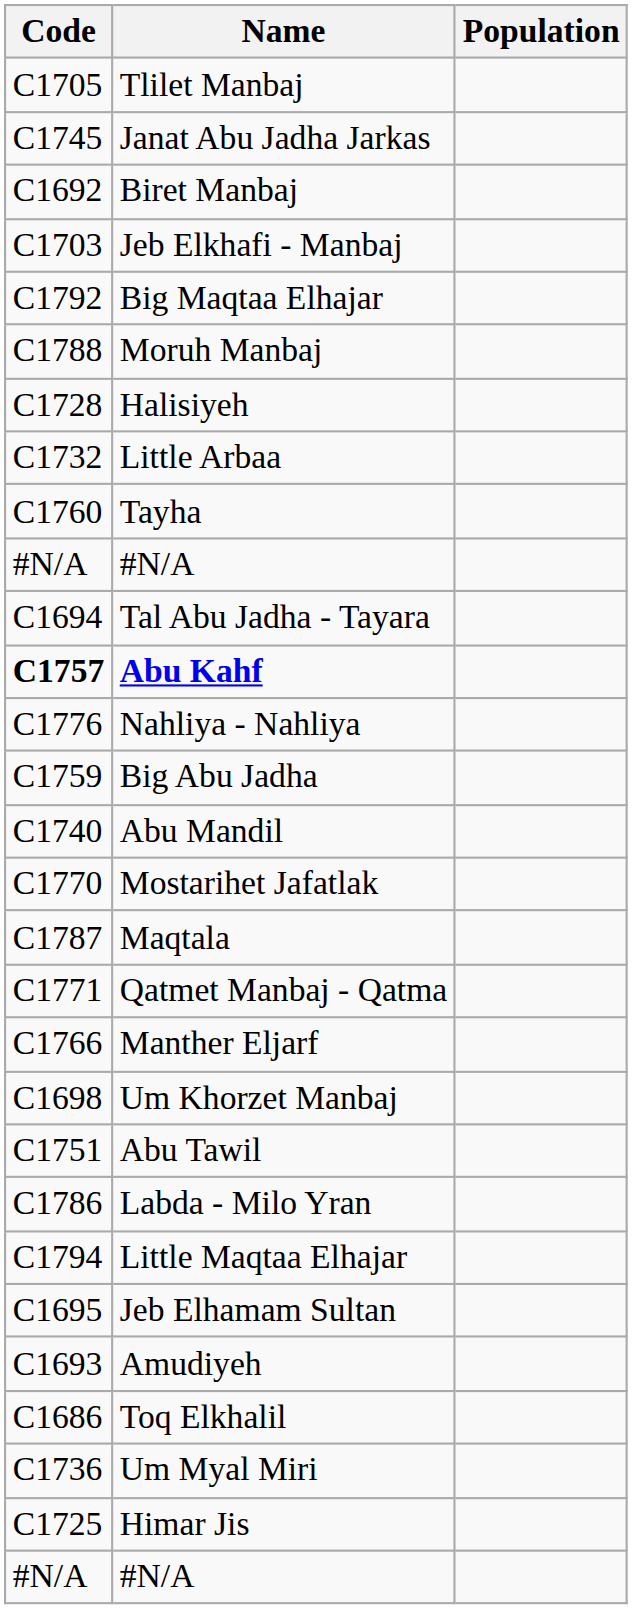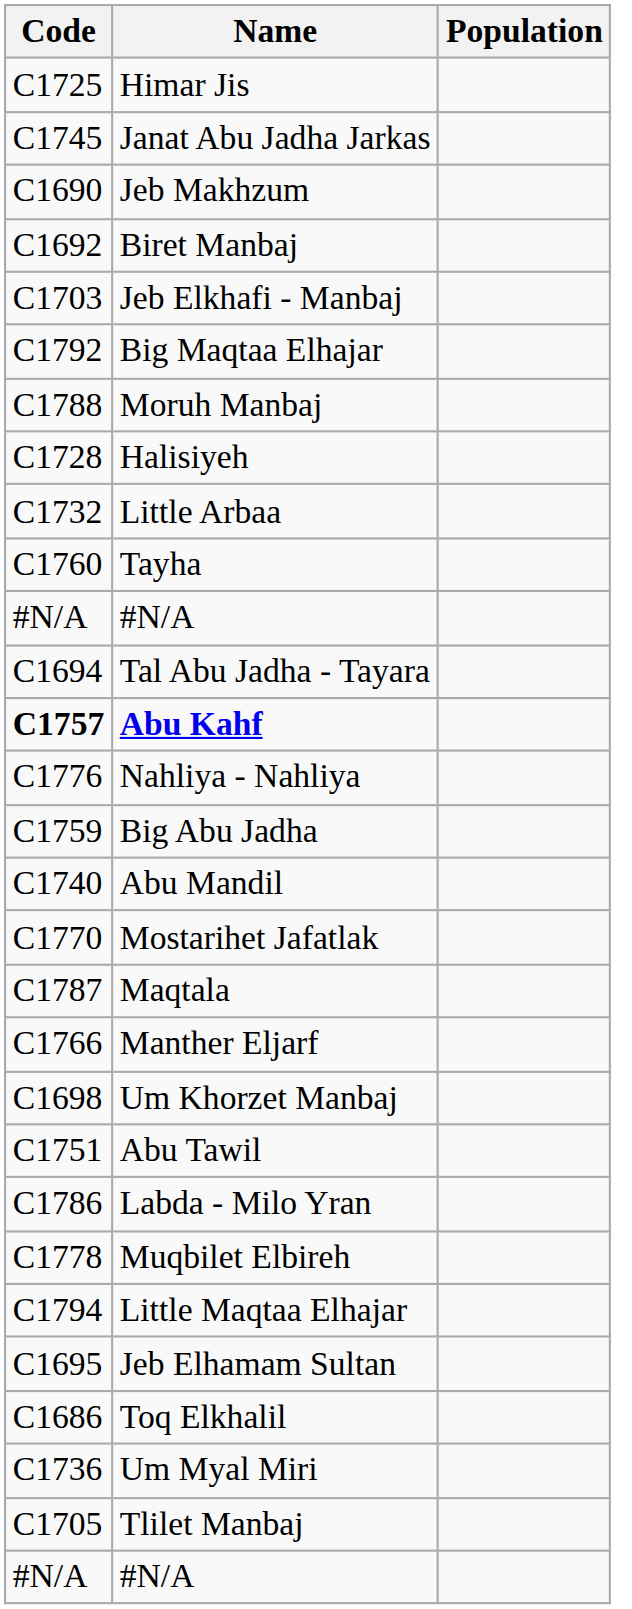rows swapped: (58, 1523) <-> (58, 84)
+ row: (58, 191)
- row: (58, 990)
+ row: (58, 1256)
- row: (58, 1363)
